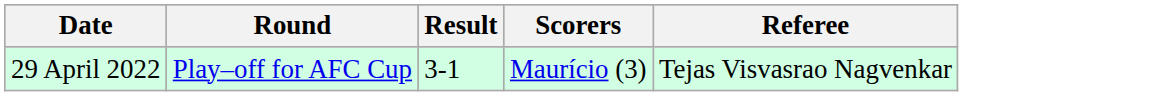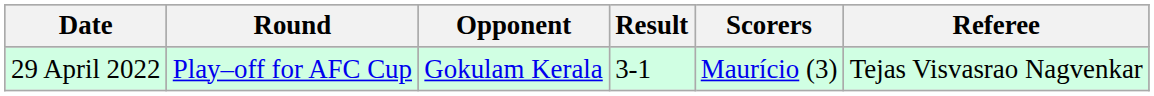+ column: (514, 25)
